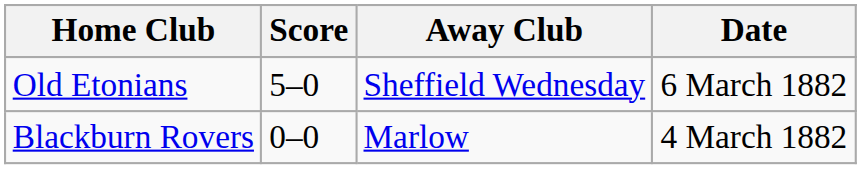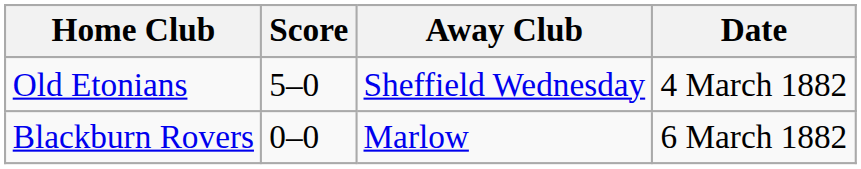(754, 83) 6 March 1882 -> (754, 83) 4 March 1882
(754, 136) 4 March 1882 -> (754, 136) 6 March 1882
